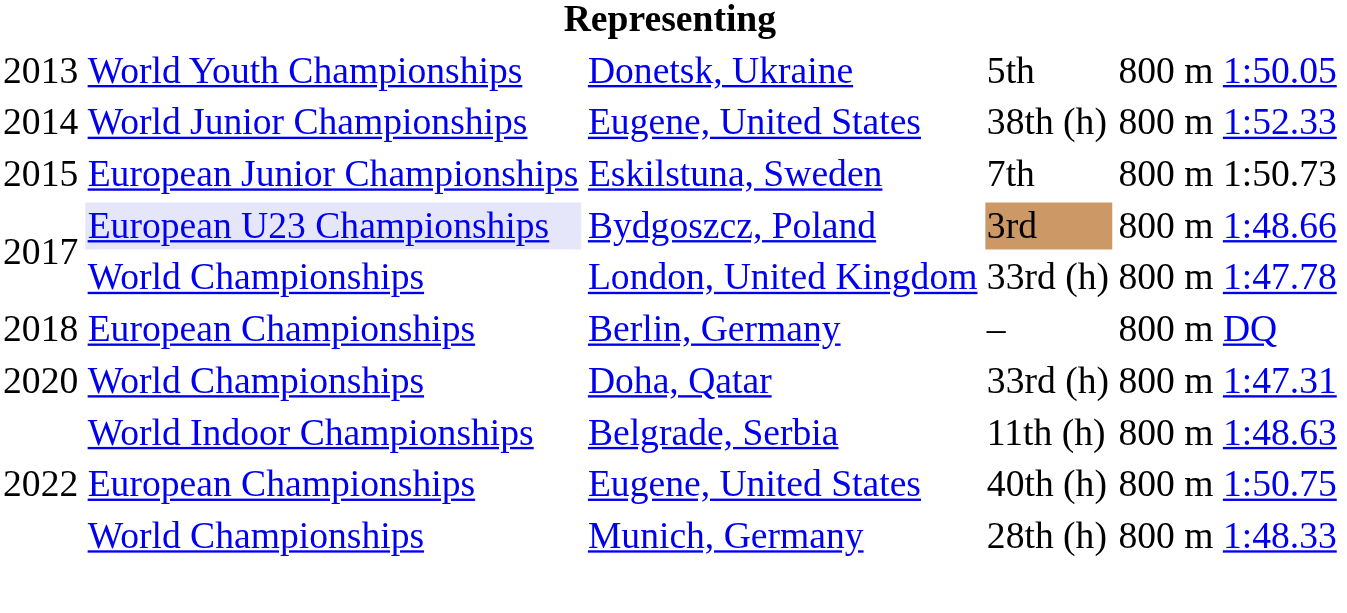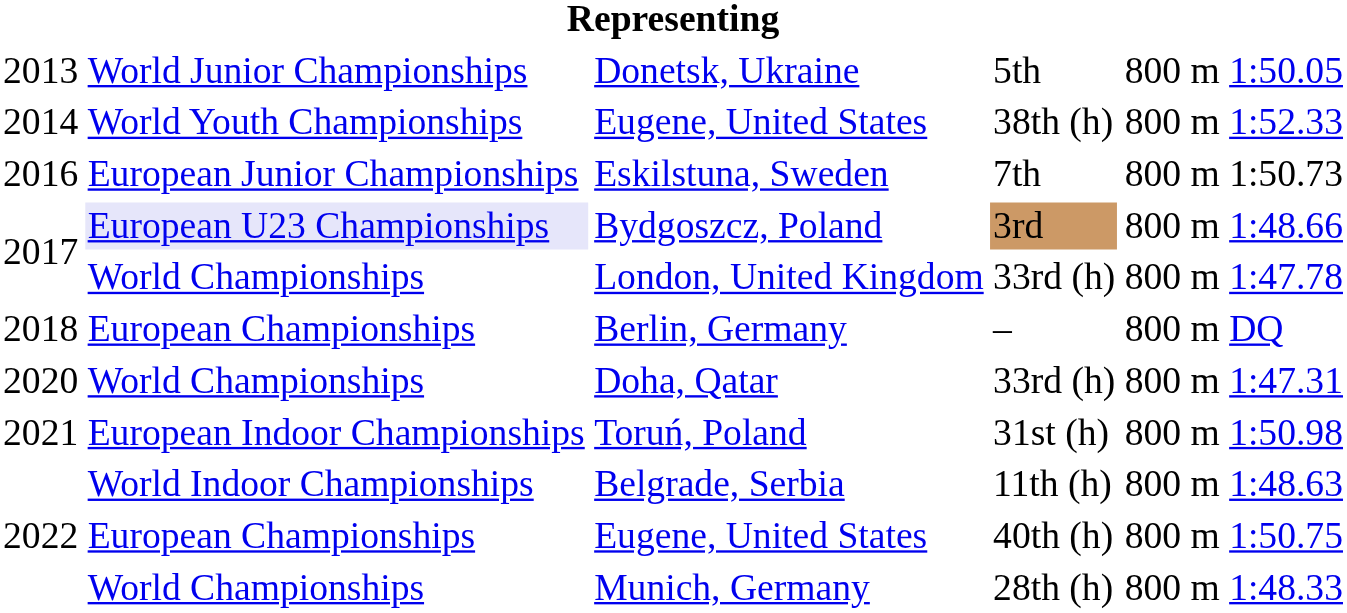(305, 70) World Youth Championships -> (308, 70) World Junior Championships
(308, 121) World Junior Championships -> (305, 121) World Youth Championships
(41, 173) 2015 -> (41, 173) 2016
+ row: (700, 432)
